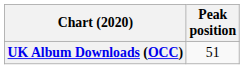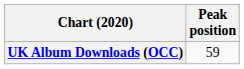(213, 52) 51 -> (213, 52) 59
